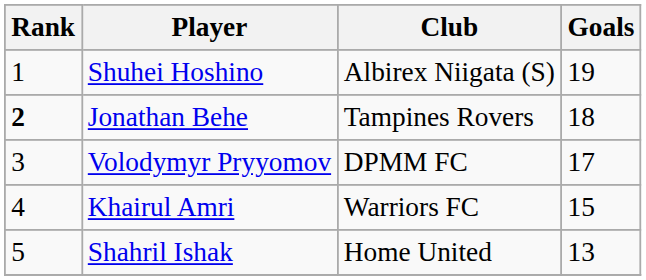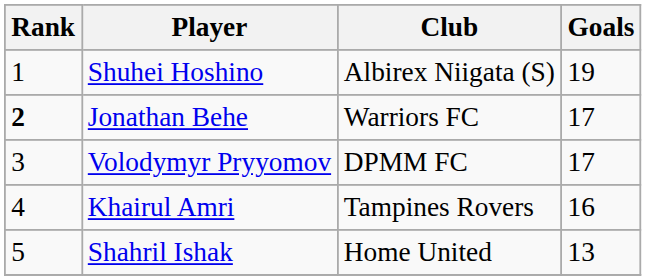(439, 117) Tampines Rovers -> (411, 117) Warriors FC
(581, 117) 18 -> (581, 117) 17
(411, 207) Warriors FC -> (439, 207) Tampines Rovers
(581, 207) 15 -> (581, 207) 16
